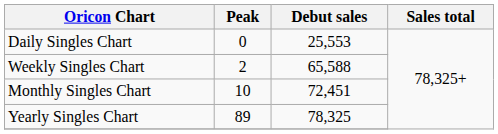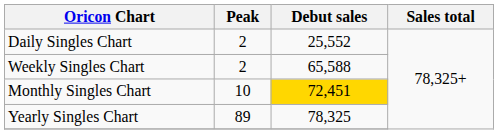(243, 41) 0 -> (243, 41) 2
(329, 41) 25,553 -> (329, 41) 25,552
(329, 91) no background -> (329, 91) gold background
